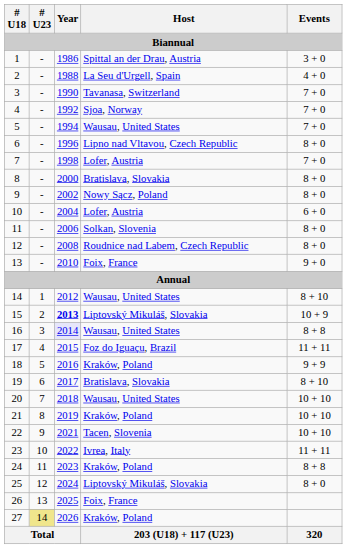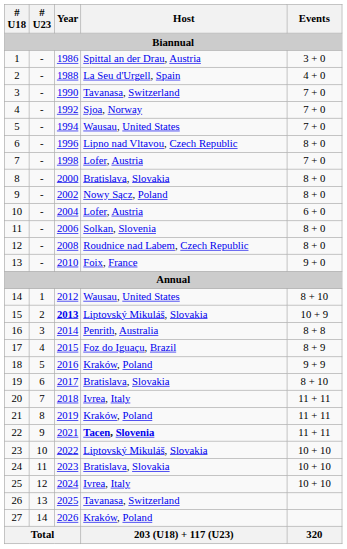(68, 331) lavender background -> (68, 331) no background
(132, 331) Wausau, United States -> (121, 331) Penrith, Australia
(314, 348) 11 + 11 -> (314, 348) 8 + 9
(132, 399) Wausau, United States -> (107, 399) Ivrea, Italy
(314, 399) 10 + 10 -> (314, 399) 11 + 11
(314, 416) 10 + 10 -> (314, 416) 11 + 11
(117, 433) normal -> (119, 433) bold
(314, 433) 10 + 10 -> (314, 433) 11 + 11
(107, 450) Ivrea, Italy -> (145, 450) Liptovský Mikuláš, Slovakia
(314, 450) 11 + 11 -> (314, 450) 10 + 10
(118, 467) Kraków, Poland -> (126, 467) Bratislava, Slovakia
(314, 467) 8 + 8 -> (314, 467) 10 + 10
(145, 484) Liptovský Mikuláš, Slovakia -> (107, 484) Ivrea, Italy
(314, 484) 8 + 0 -> (314, 484) 10 + 10
(110, 501) Foix, France -> (131, 501) Tavanasa, Switzerland
(42, 518) khaki background -> (42, 518) no background
